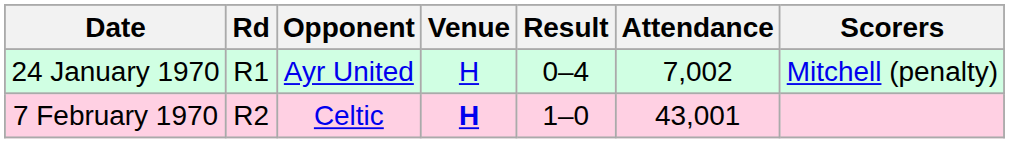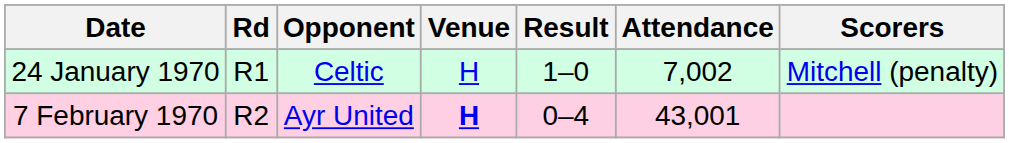(349, 72) Ayr United -> (349, 72) Celtic
(566, 72) 0–4 -> (566, 72) 1–0
(349, 116) Celtic -> (349, 116) Ayr United
(566, 116) 1–0 -> (566, 116) 0–4
